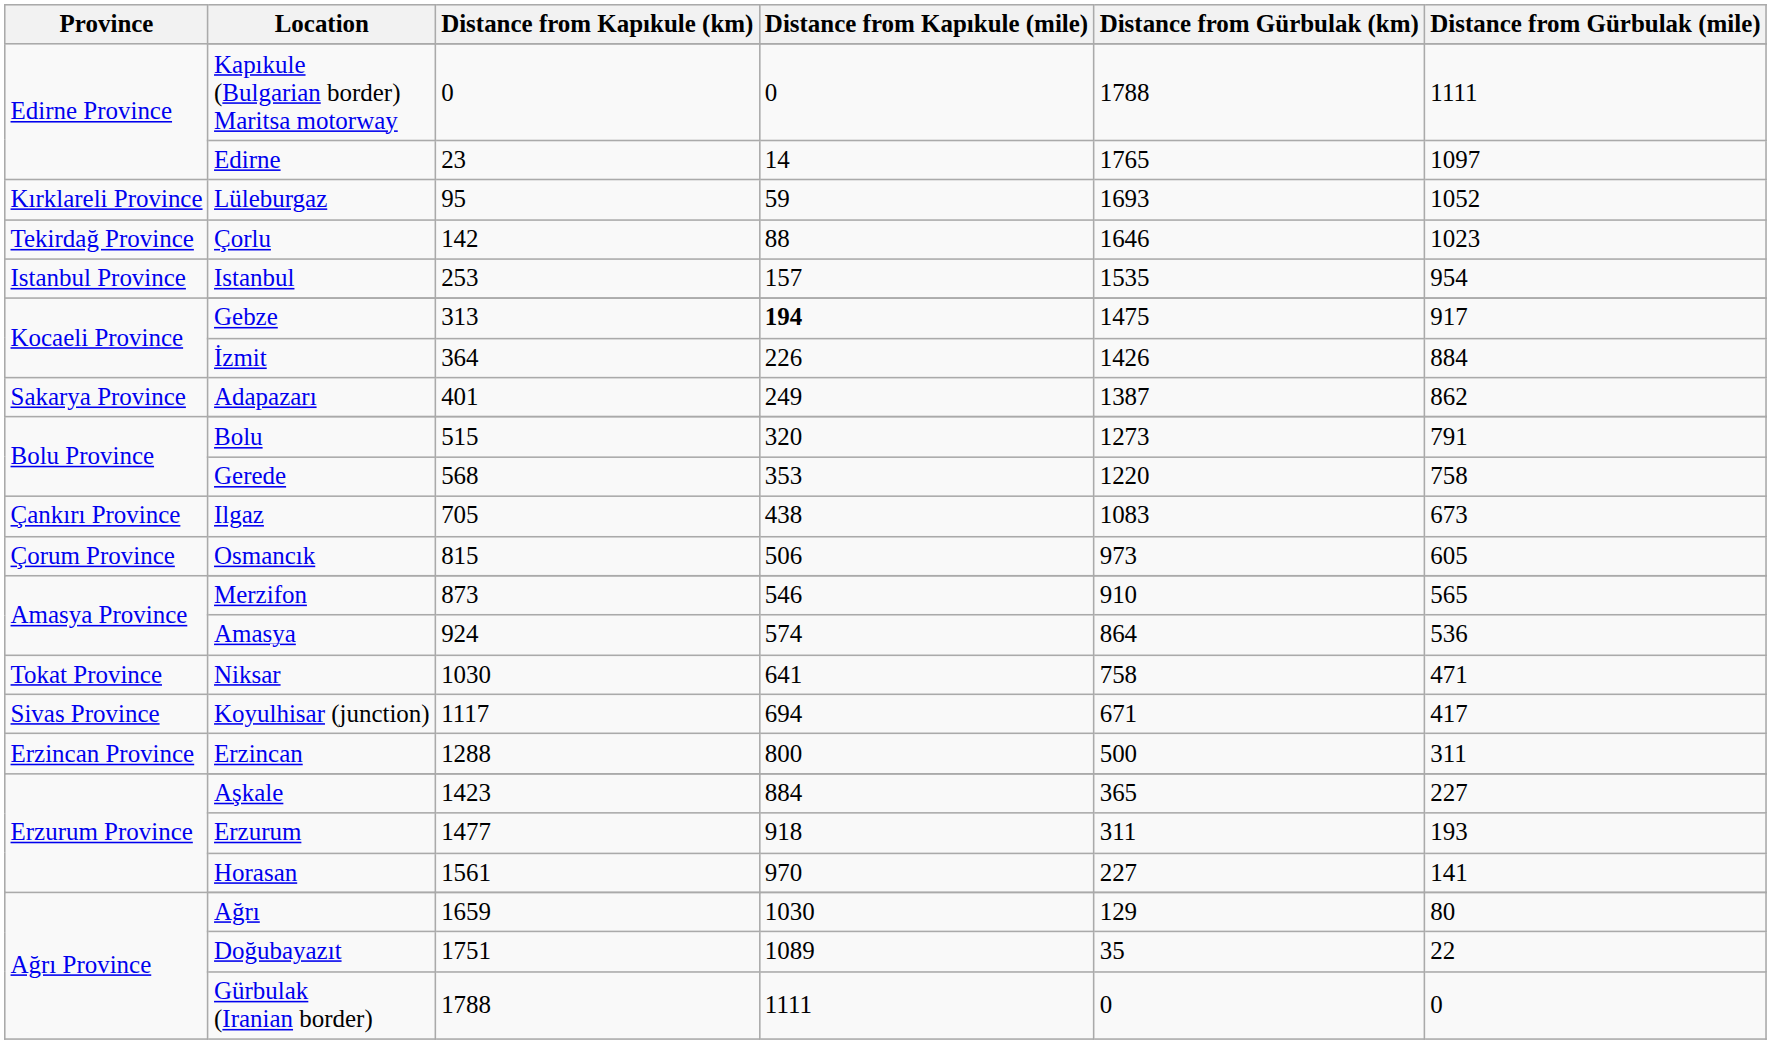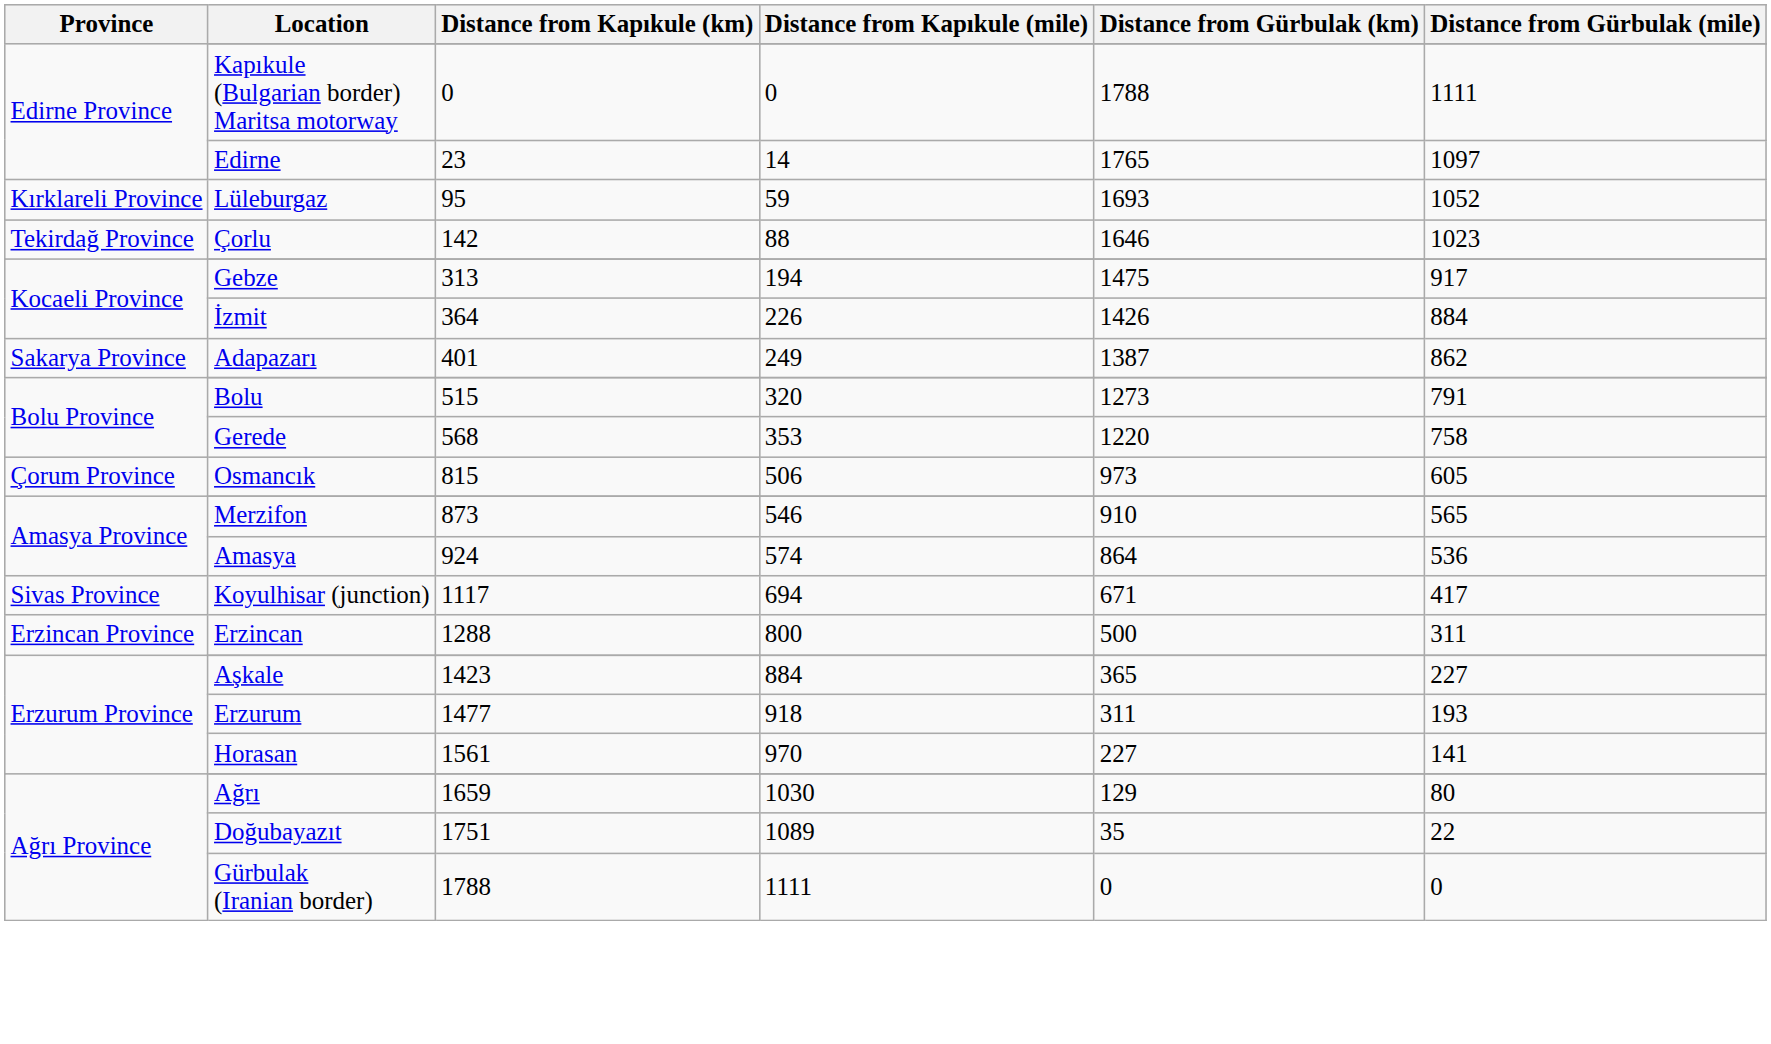- row: (98, 278)
(784, 317) bold -> (784, 278) normal
- row: (95, 515)
- row: (86, 674)
